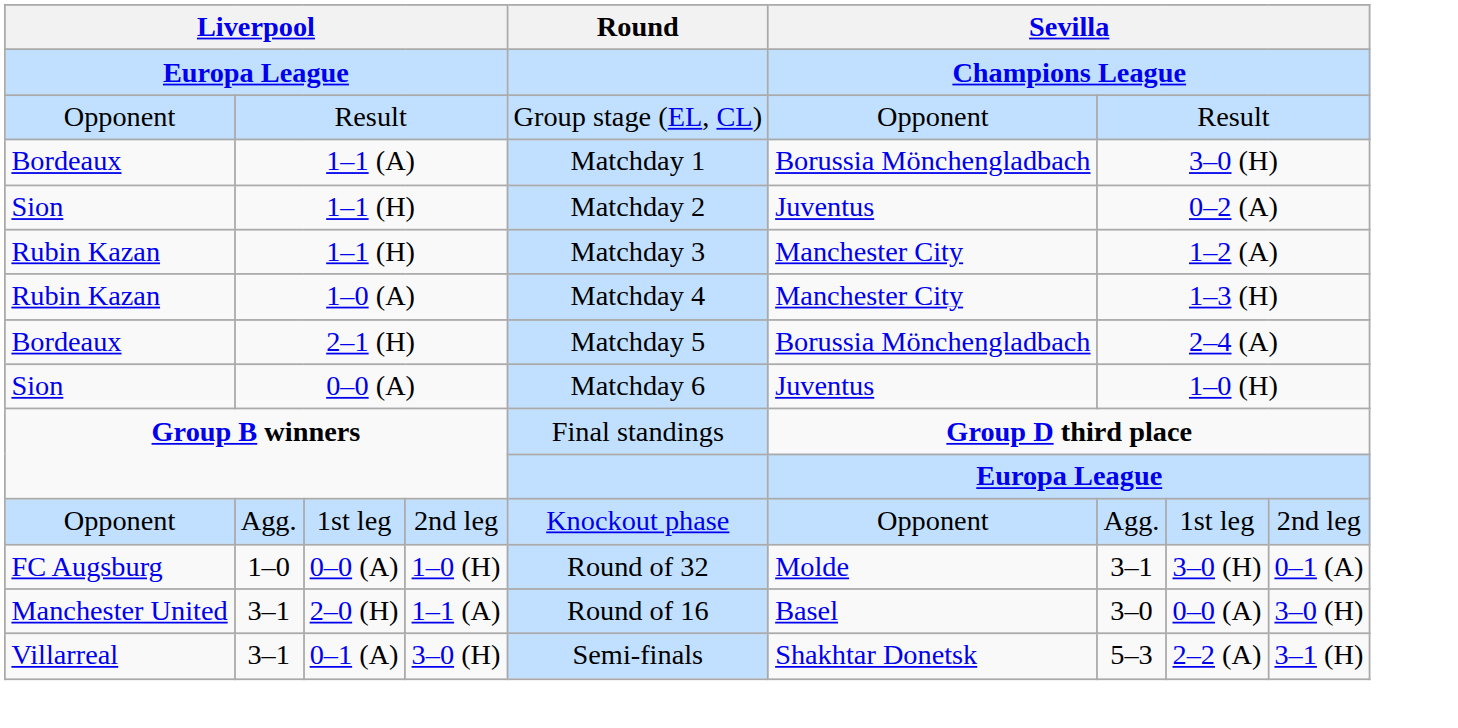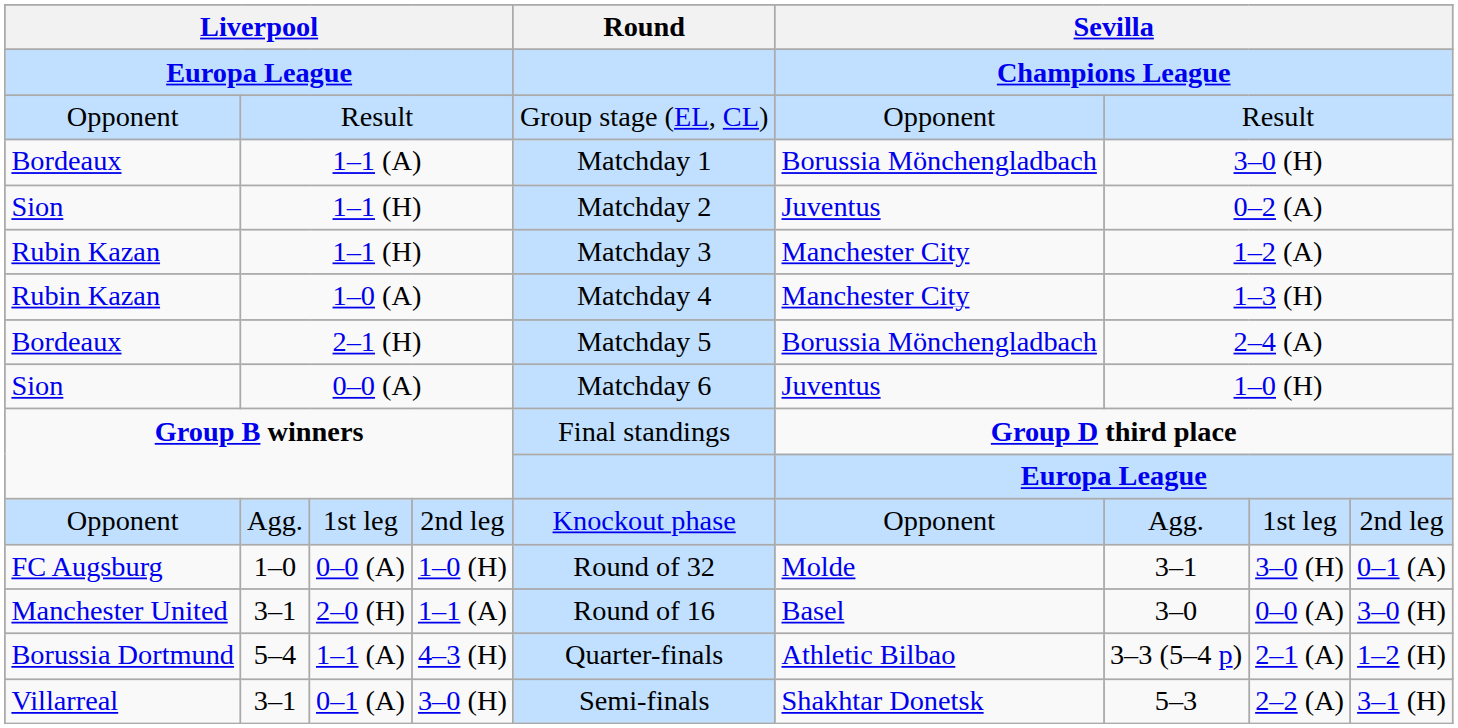+ row: (123, 655)
